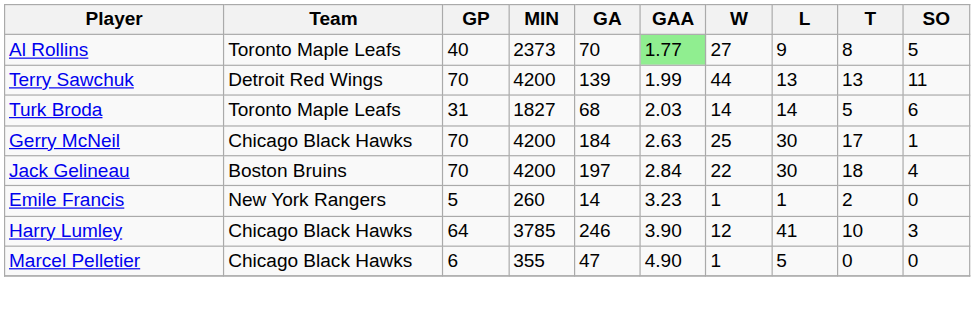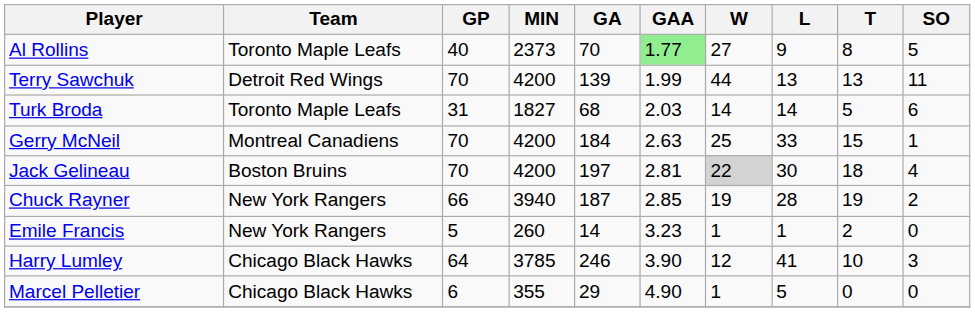(320, 140) Chicago Black Hawks -> (313, 140) Montreal Canadiens
(787, 140) 30 -> (787, 140) 33
(852, 140) 17 -> (852, 140) 15
(663, 170) 2.84 -> (663, 170) 2.81
(721, 170) no background -> (721, 170) lightgrey background
+ row: (69, 200)
(590, 261) 47 -> (590, 291) 29
